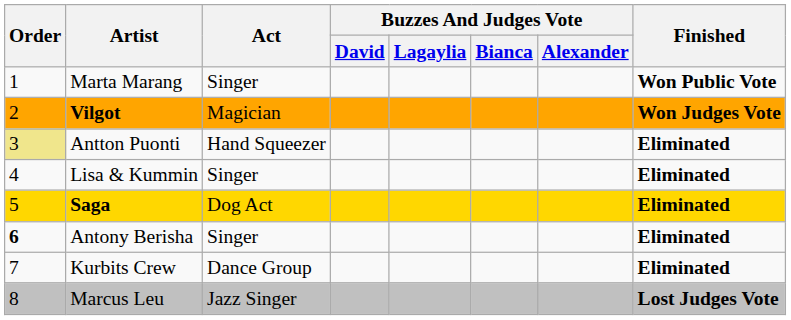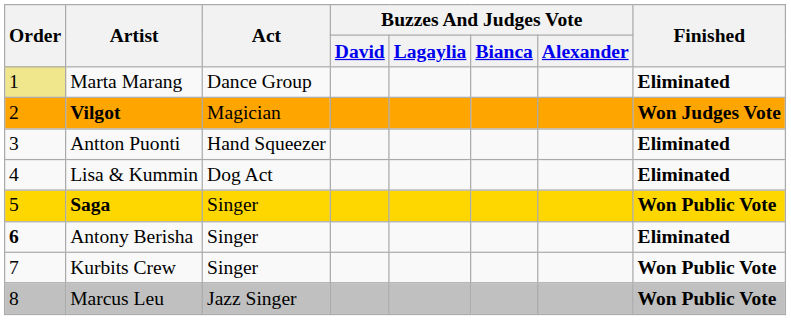(14, 81) no background -> (14, 81) khaki background
(233, 81) Singer -> (259, 81) Dance Group
(707, 81) Won Public Vote -> (684, 81) Eliminated
(14, 143) khaki background -> (14, 143) no background
(233, 174) Singer -> (240, 174) Dog Act
(240, 205) Dog Act -> (233, 205) Singer
(684, 205) Eliminated -> (707, 205) Won Public Vote
(259, 267) Dance Group -> (233, 267) Singer
(684, 267) Eliminated -> (707, 267) Won Public Vote
(708, 298) Lost Judges Vote -> (707, 298) Won Public Vote
